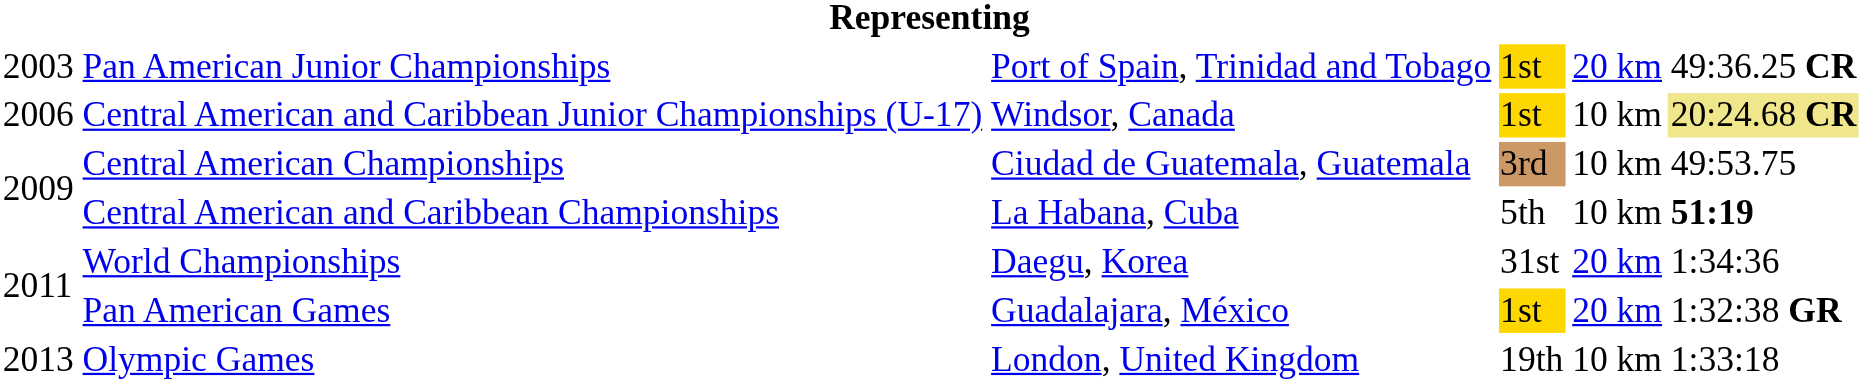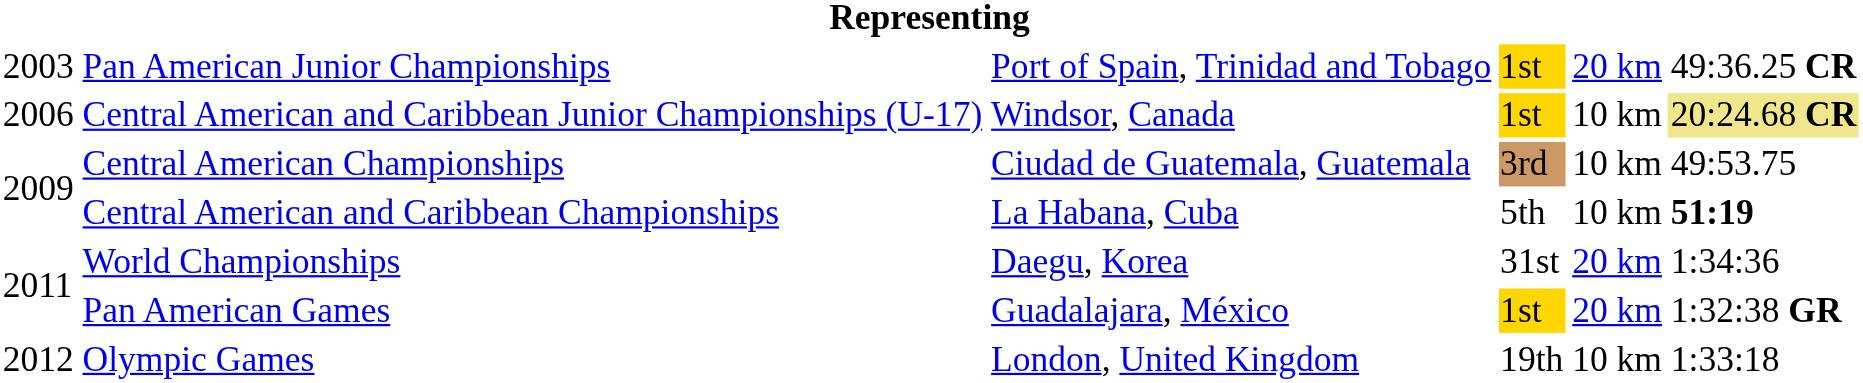(38, 358) 2013 -> (38, 358) 2012
